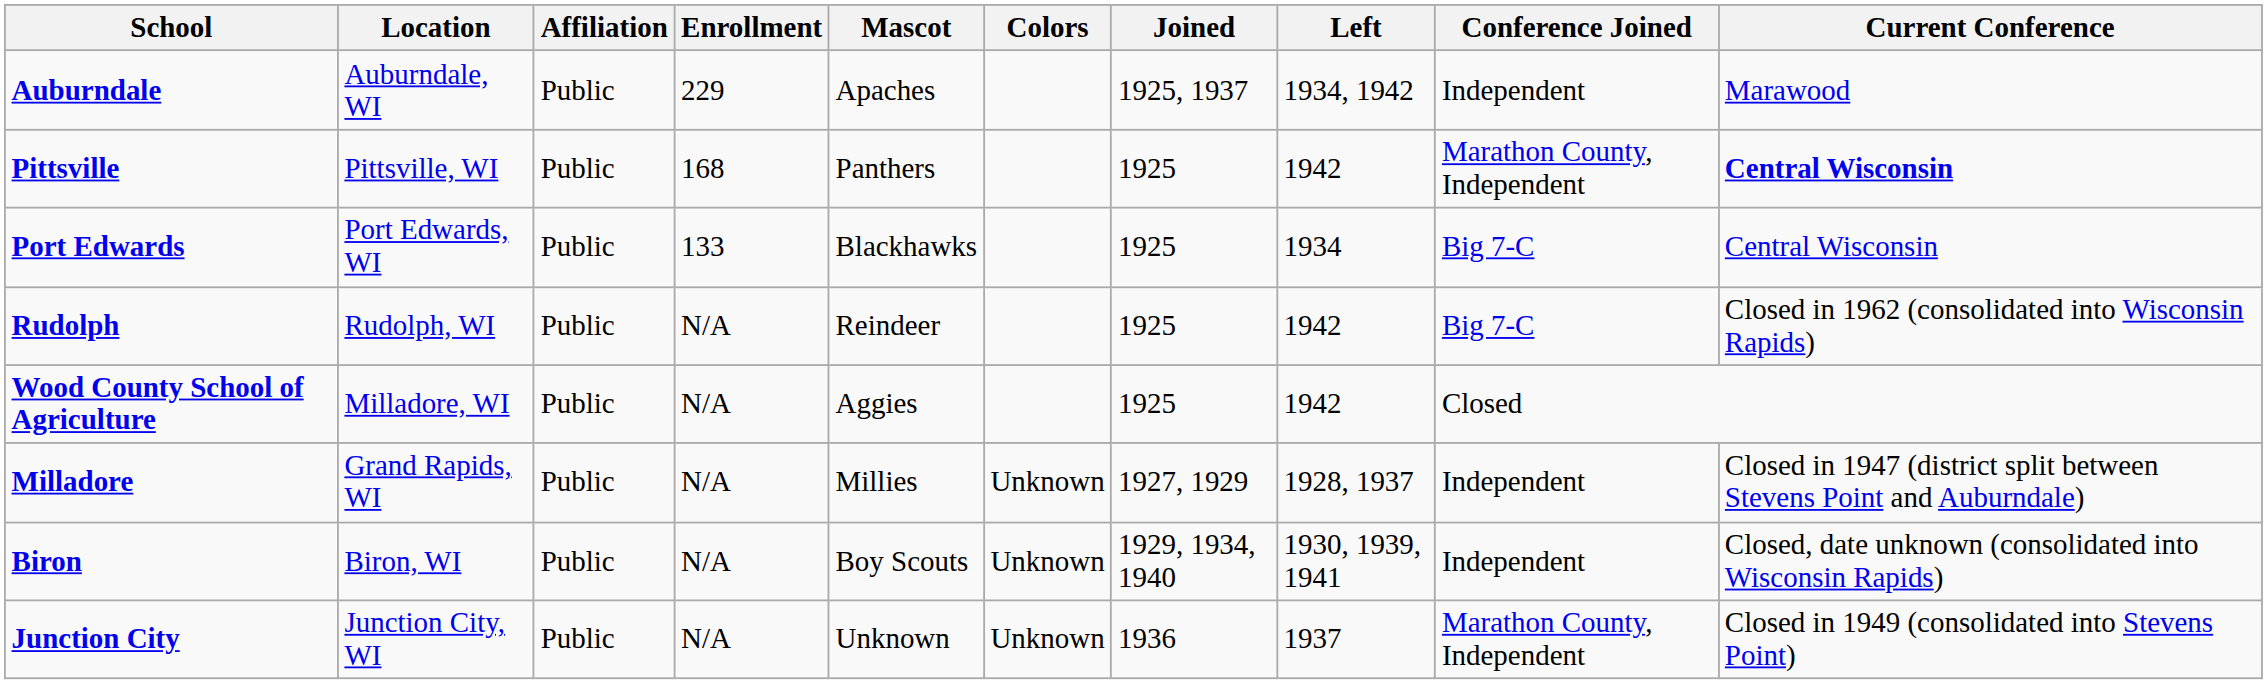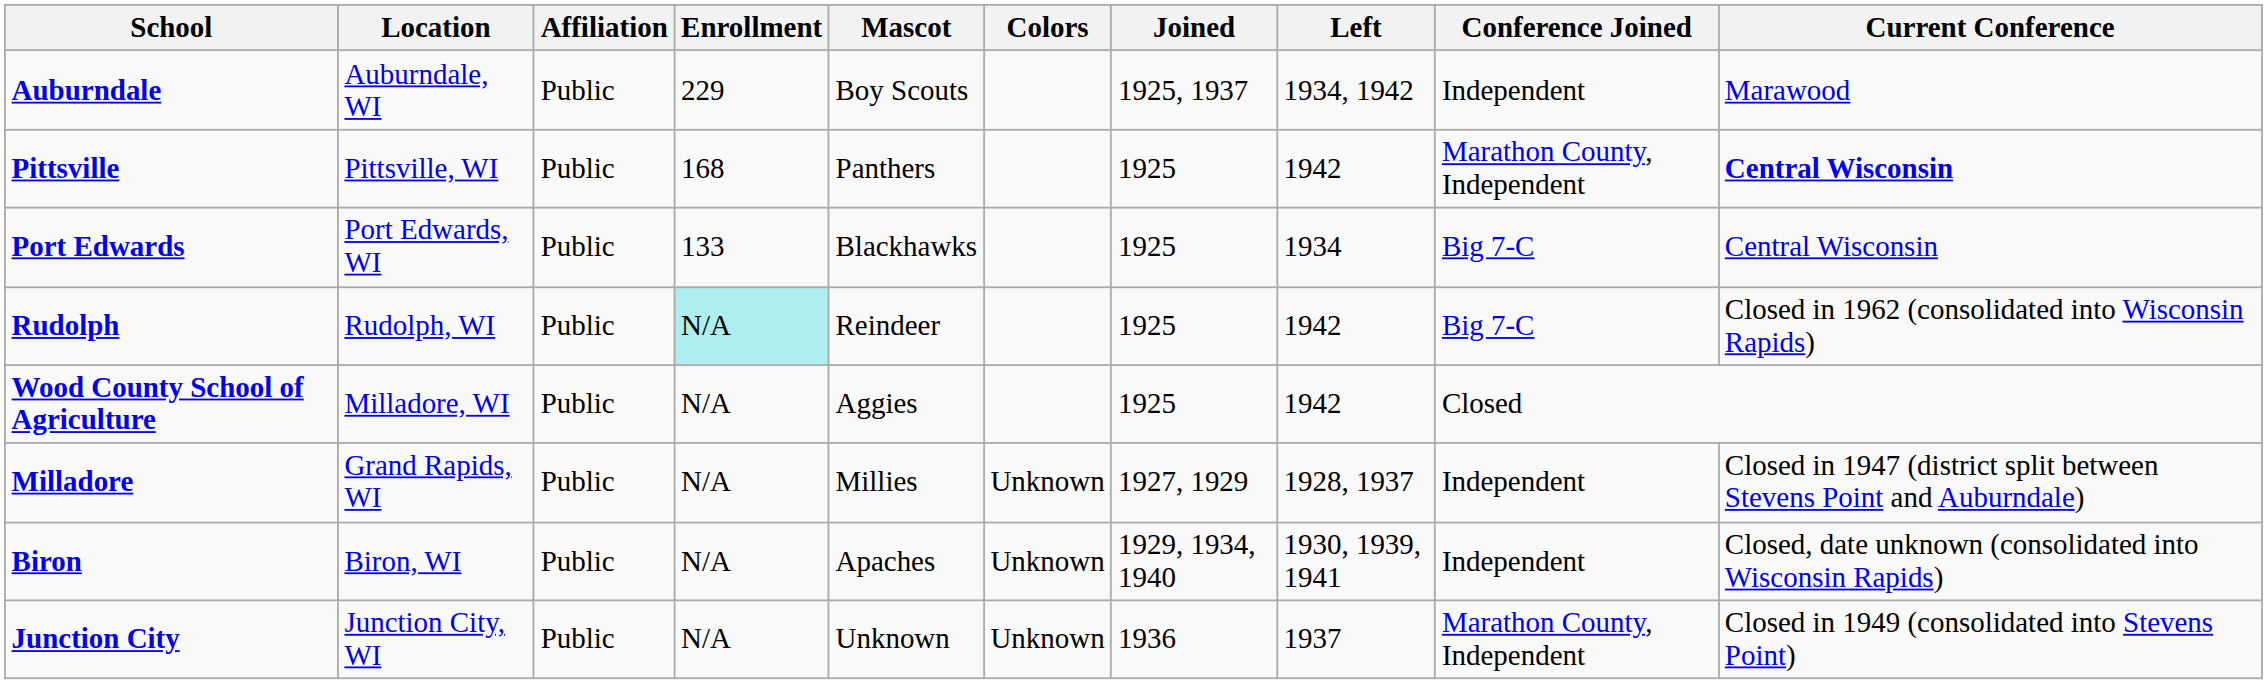(885, 89) Apaches -> (902, 89) Boy Scouts
(706, 325) no background -> (706, 325) paleturquoise background
(902, 560) Boy Scouts -> (885, 560) Apaches
